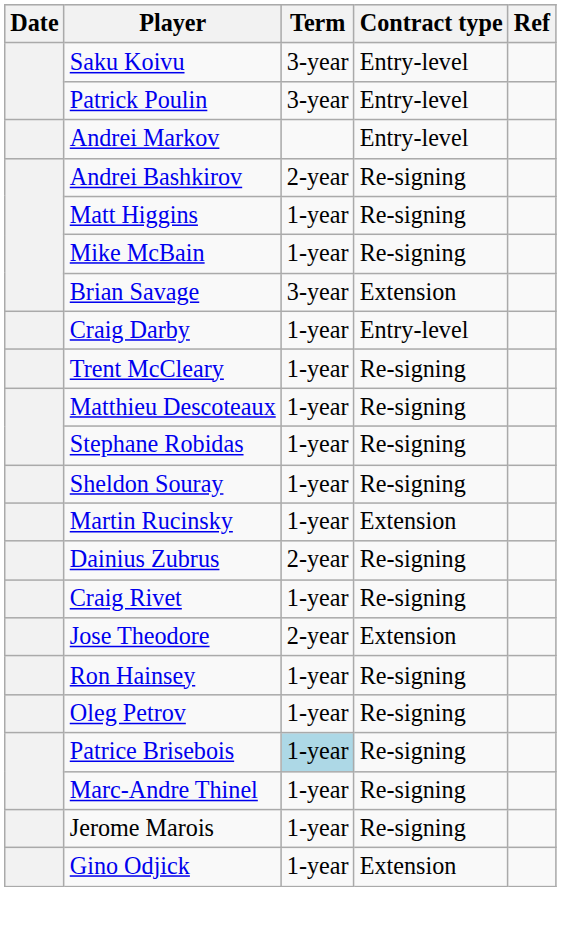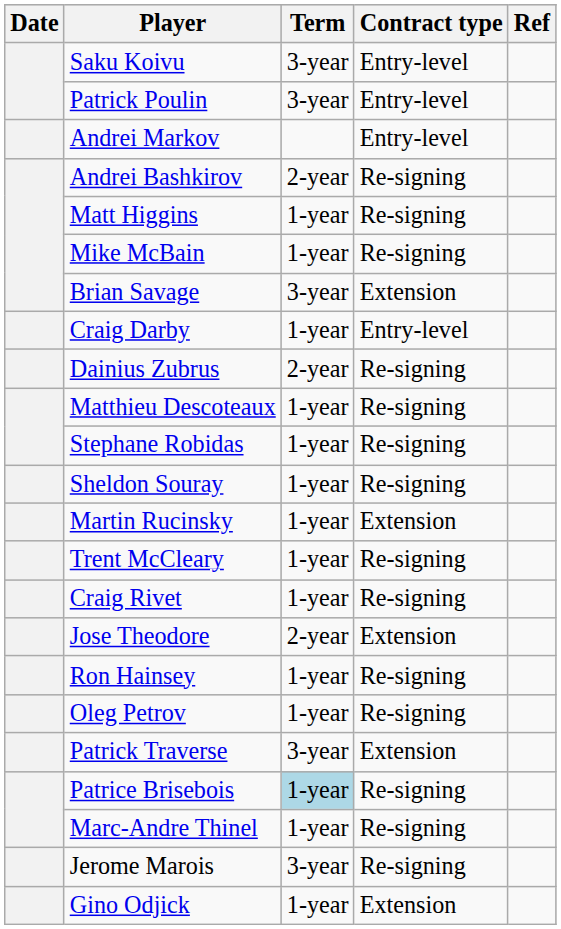rows swapped: (147, 368) <-> (145, 560)
+ row: (149, 751)
(318, 828) 1-year -> (318, 866) 3-year
